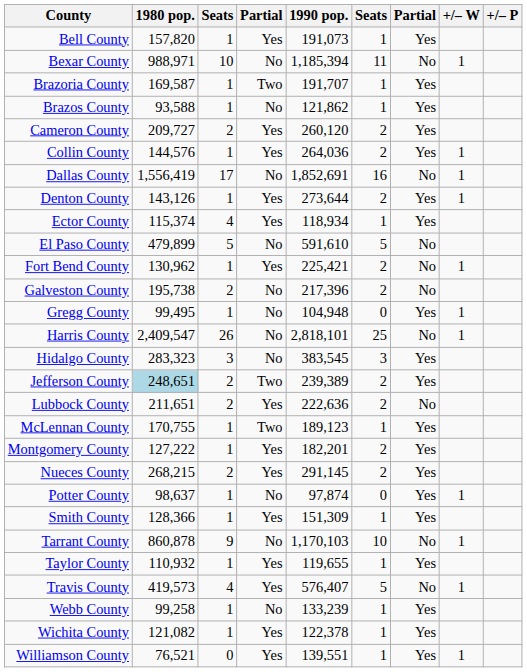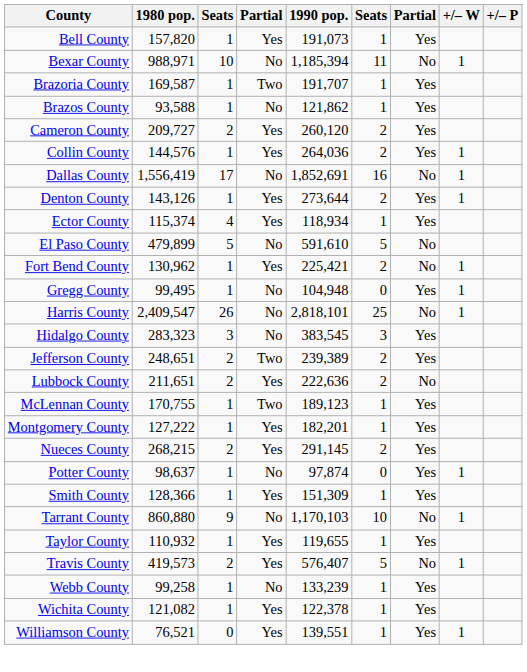- row: (77, 289)
(171, 381) lightblue background -> (171, 358) no background
(383, 449) 2 -> (383, 426) 1
(171, 541) 860,878 -> (171, 518) 860,880
(230, 586) 4 -> (230, 564) 2
